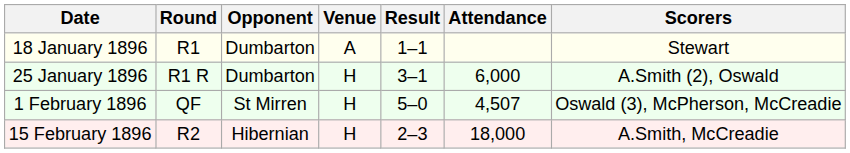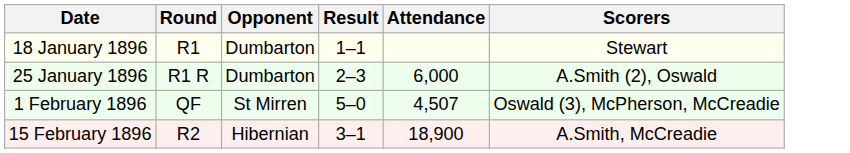- column: (350, 18)
(412, 76) 3–1 -> (351, 76) 2–3
(412, 133) 2–3 -> (351, 133) 3–1
(498, 133) 18,000 -> (436, 133) 18,900
